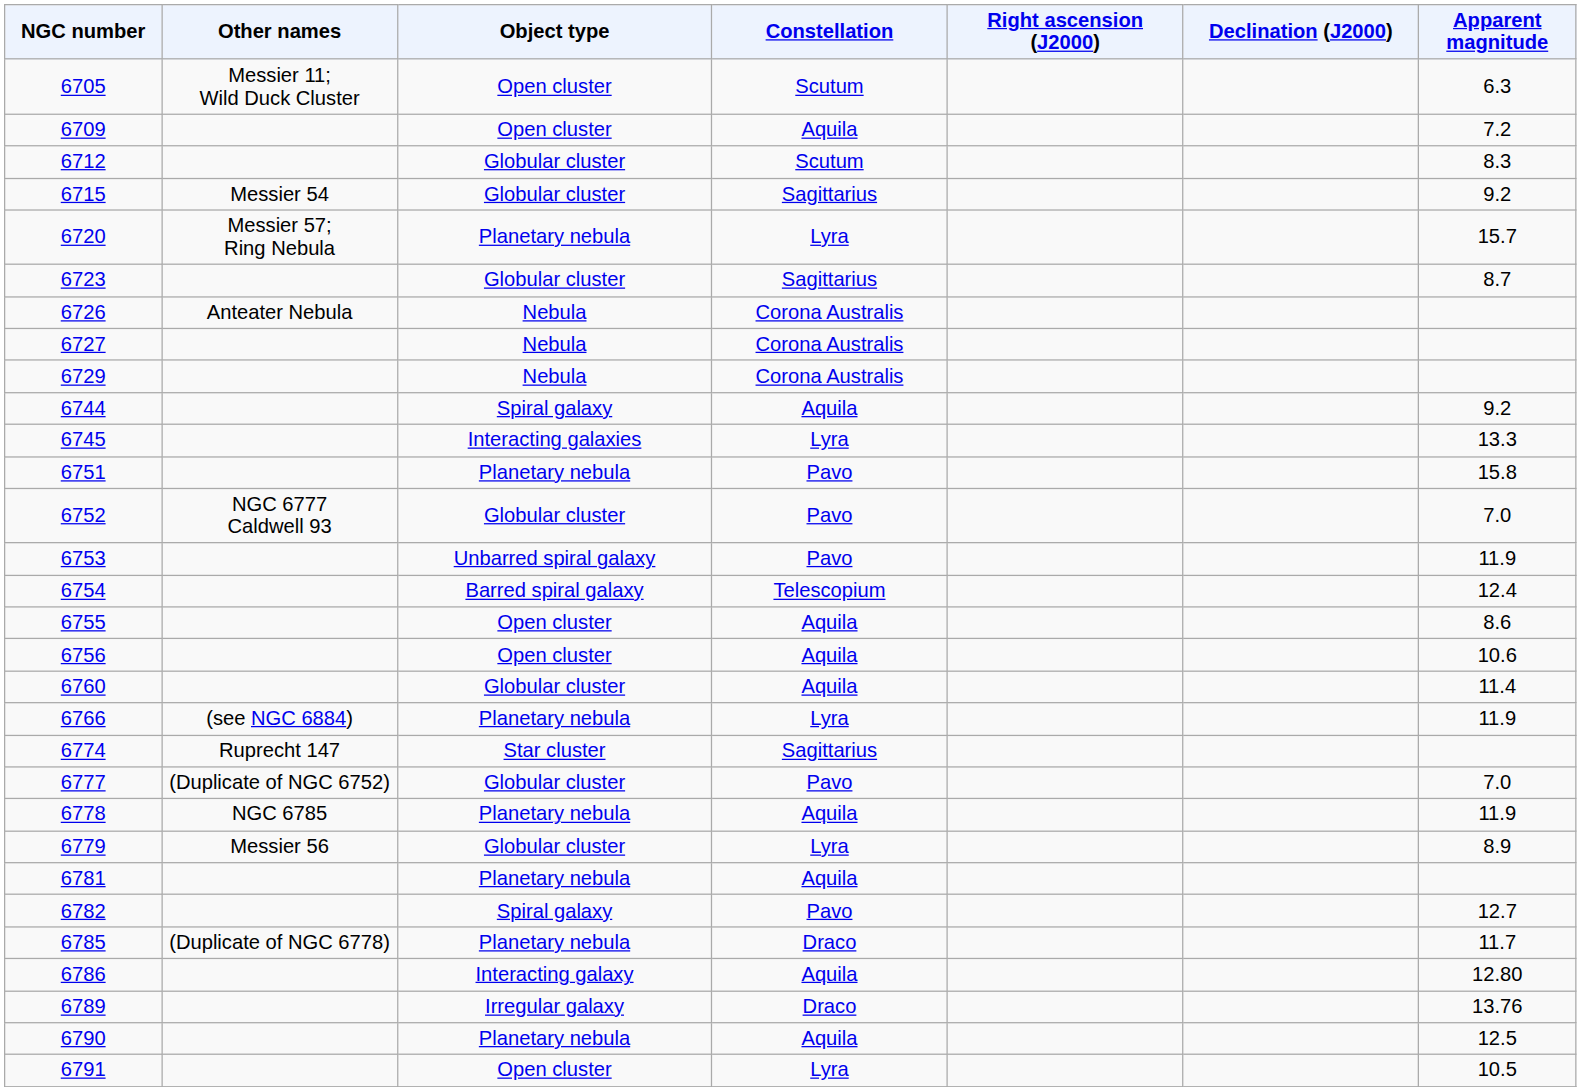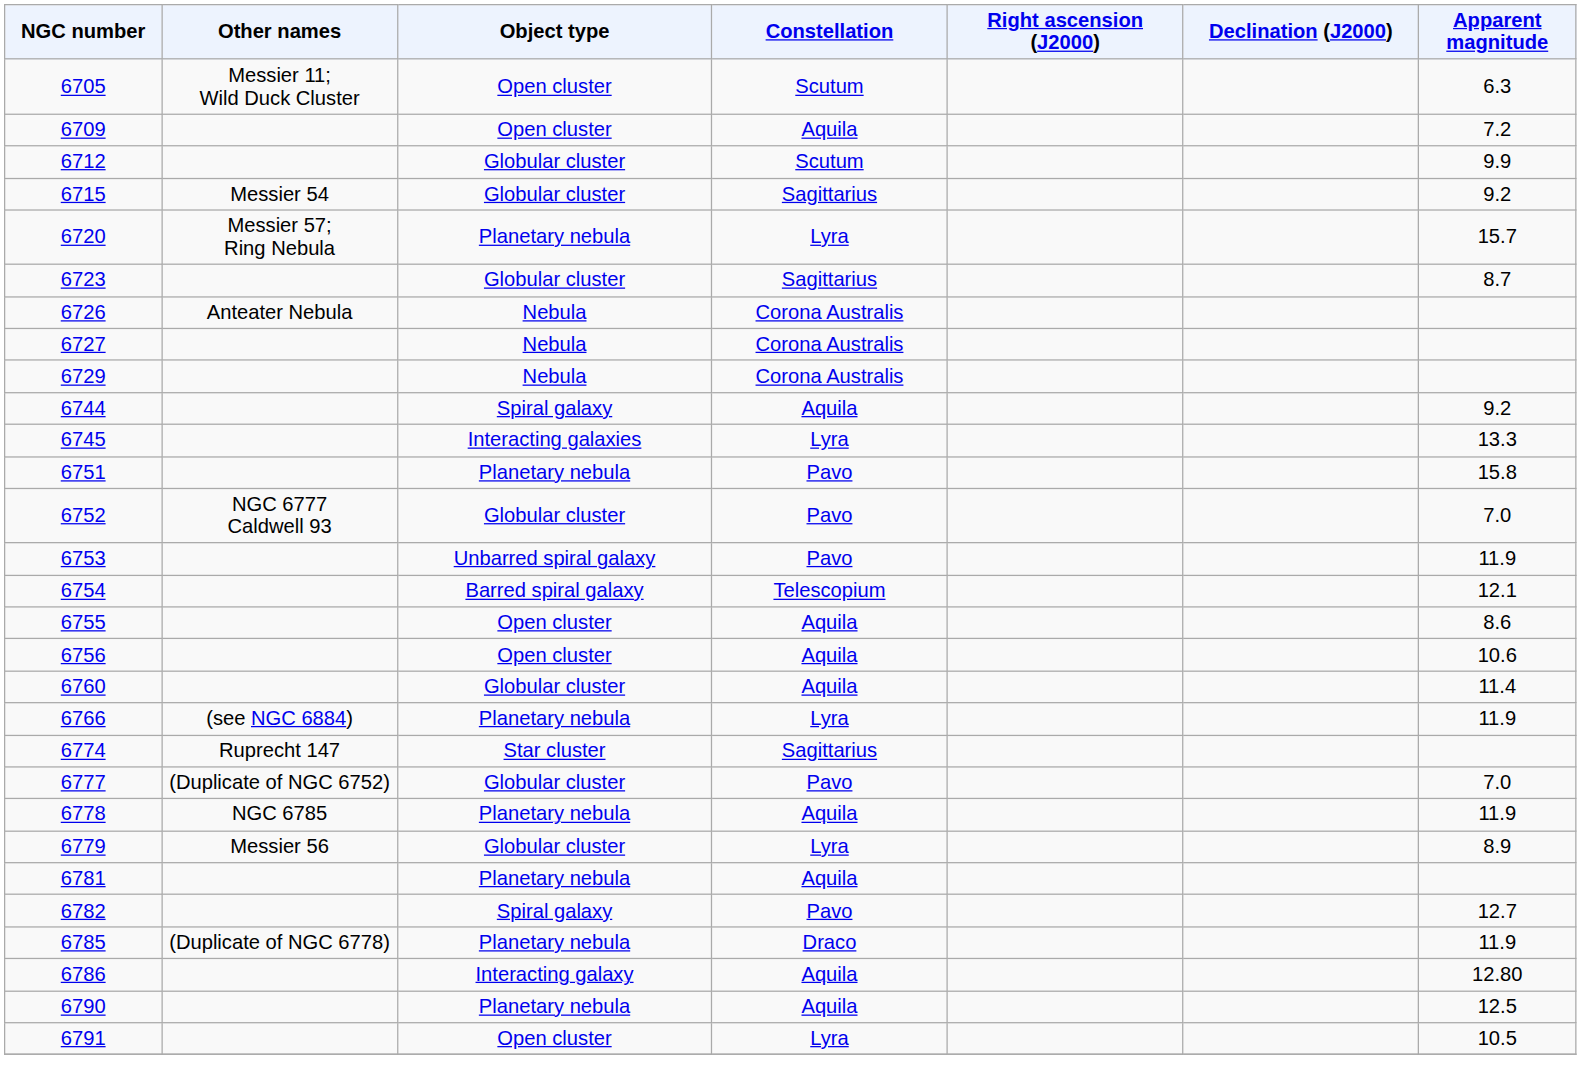(1497, 161) 8.3 -> (1497, 161) 9.9
(1497, 590) 12.4 -> (1497, 590) 12.1
(1497, 942) 11.7 -> (1497, 942) 11.9
- row: (83, 1006)
